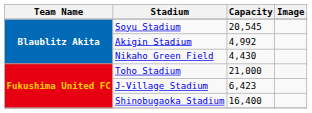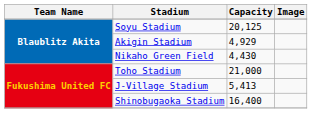(245, 27) 20,545 -> (245, 27) 20,125
(243, 41) 4,992 -> (243, 41) 4,929
(243, 86) 6,423 -> (243, 86) 5,413
